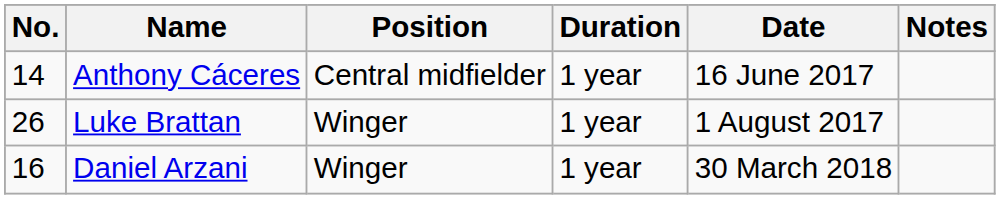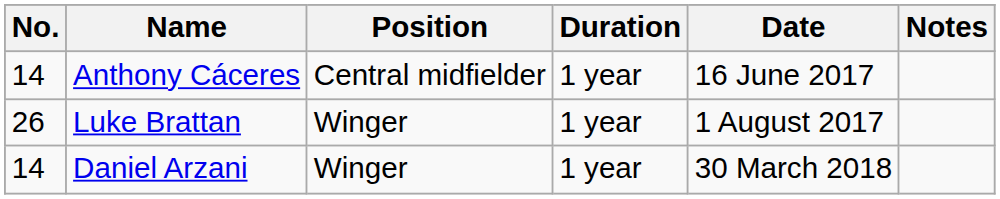(28, 168) 16 -> (28, 168) 14
